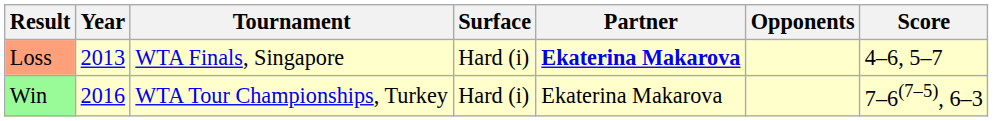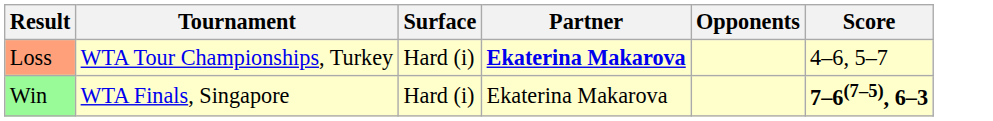- column: (103, 22)
(240, 57) WTA Finals, Singapore -> (237, 57) WTA Tour Championships, Turkey
(292, 95) WTA Tour Championships, Turkey -> (185, 95) WTA Finals, Singapore
(924, 95) normal -> (869, 95) bold
